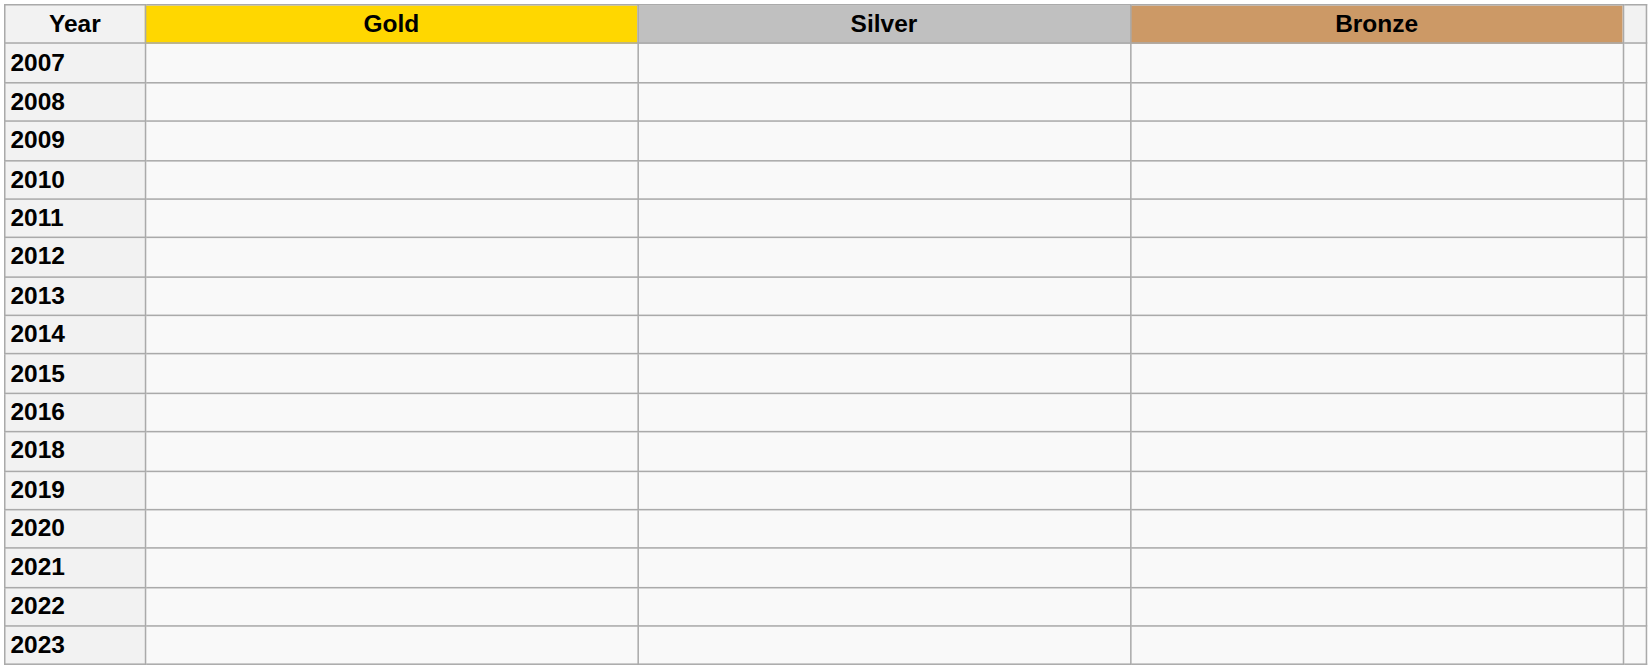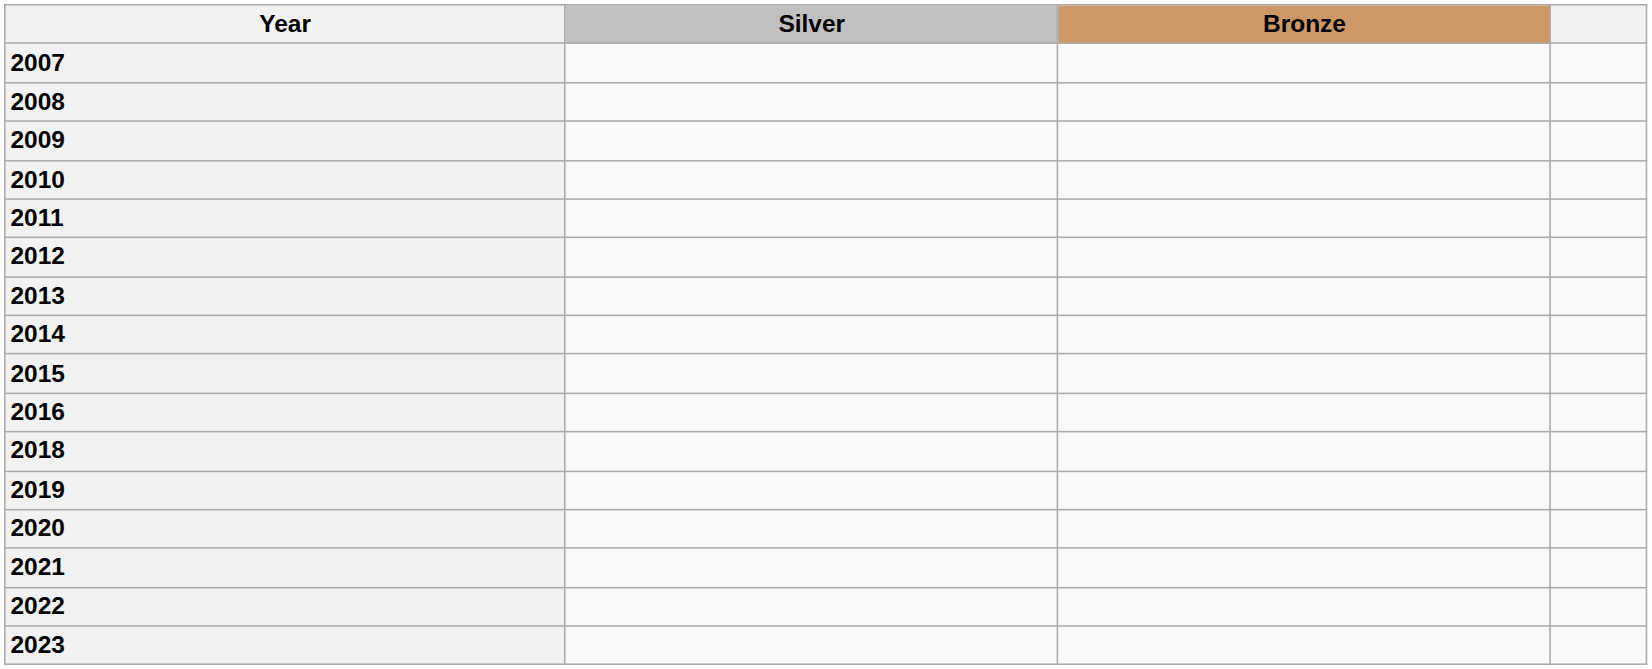- column: (391, 23)
